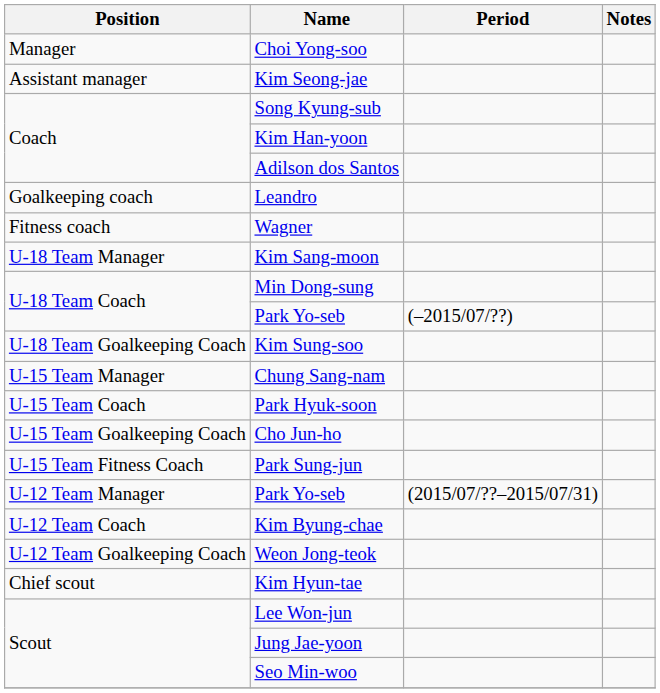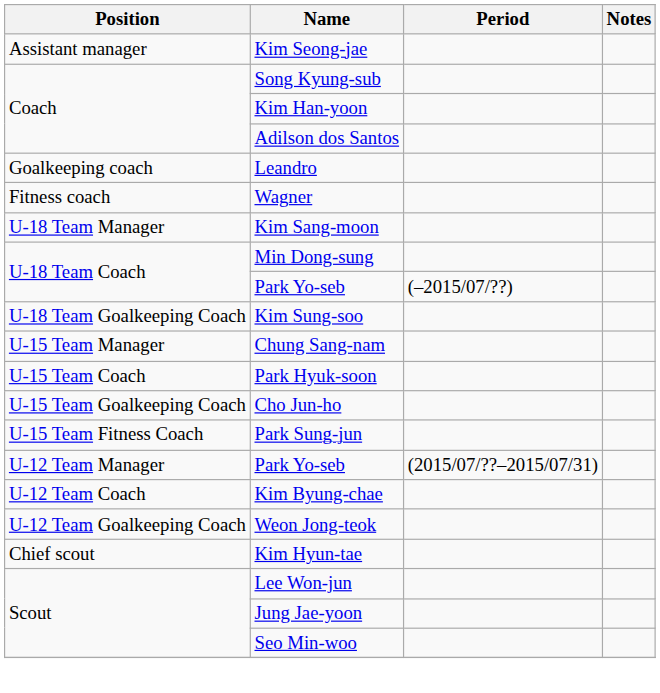- row: (42, 49)
